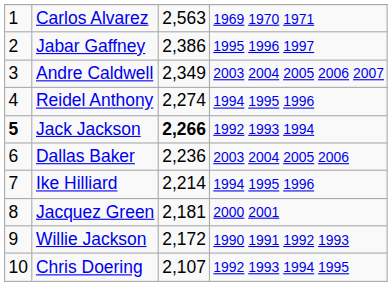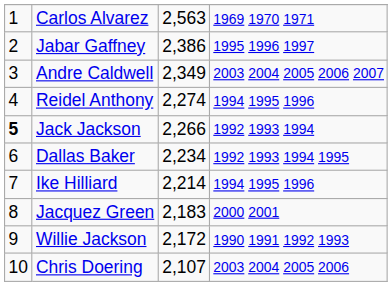(184, 128) bold -> (184, 128) normal
(184, 156) 2,236 -> (184, 156) 2,234
(281, 157) 2003 2004 2005 2006 -> (281, 157) 1992 1993 1994 1995
(184, 211) 2,181 -> (184, 211) 2,183
(281, 267) 1992 1993 1994 1995 -> (281, 267) 2003 2004 2005 2006
